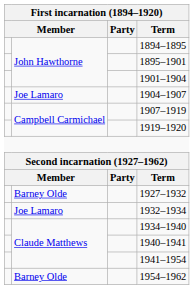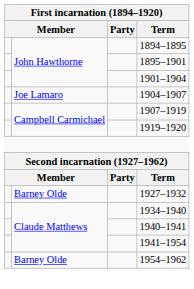- row: (163, 210)
